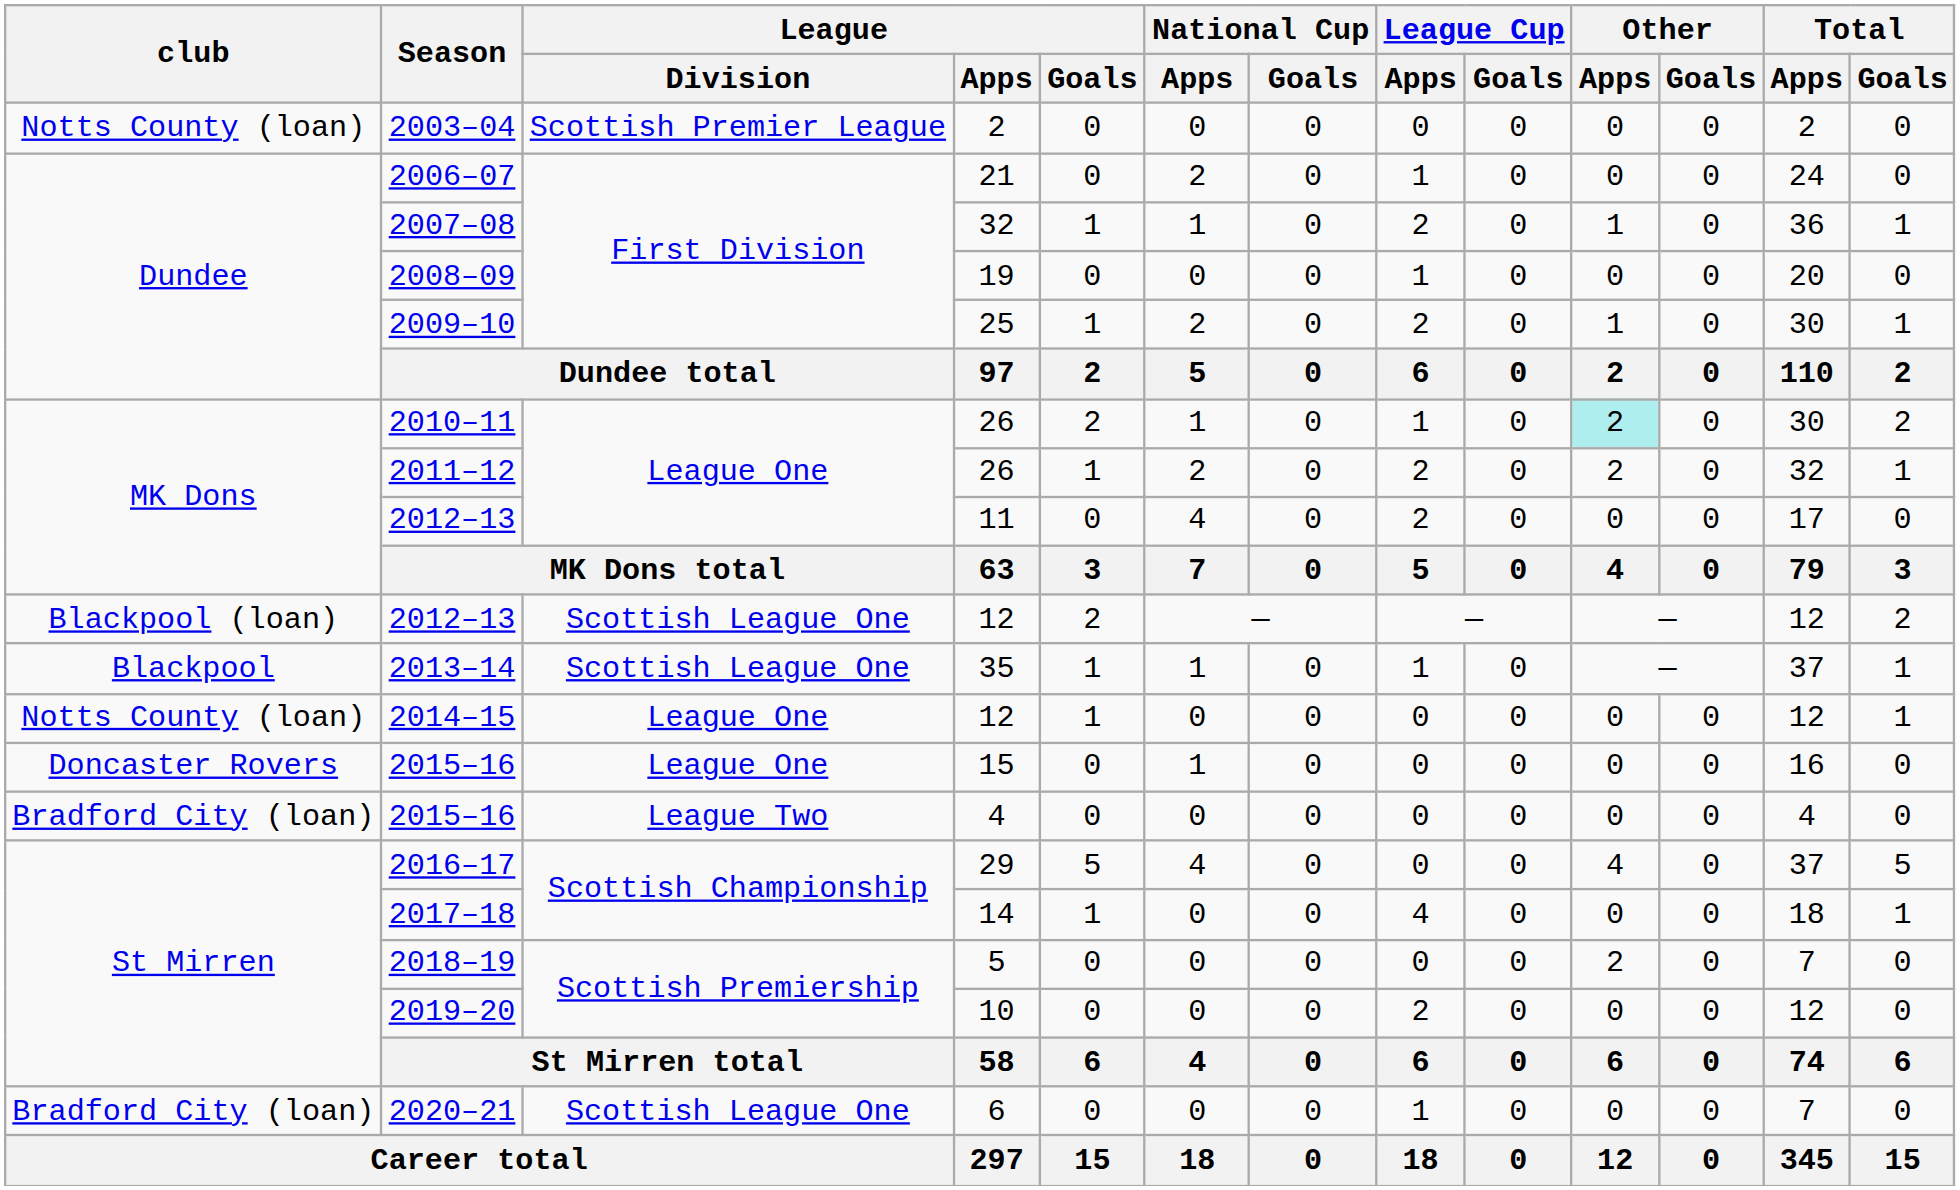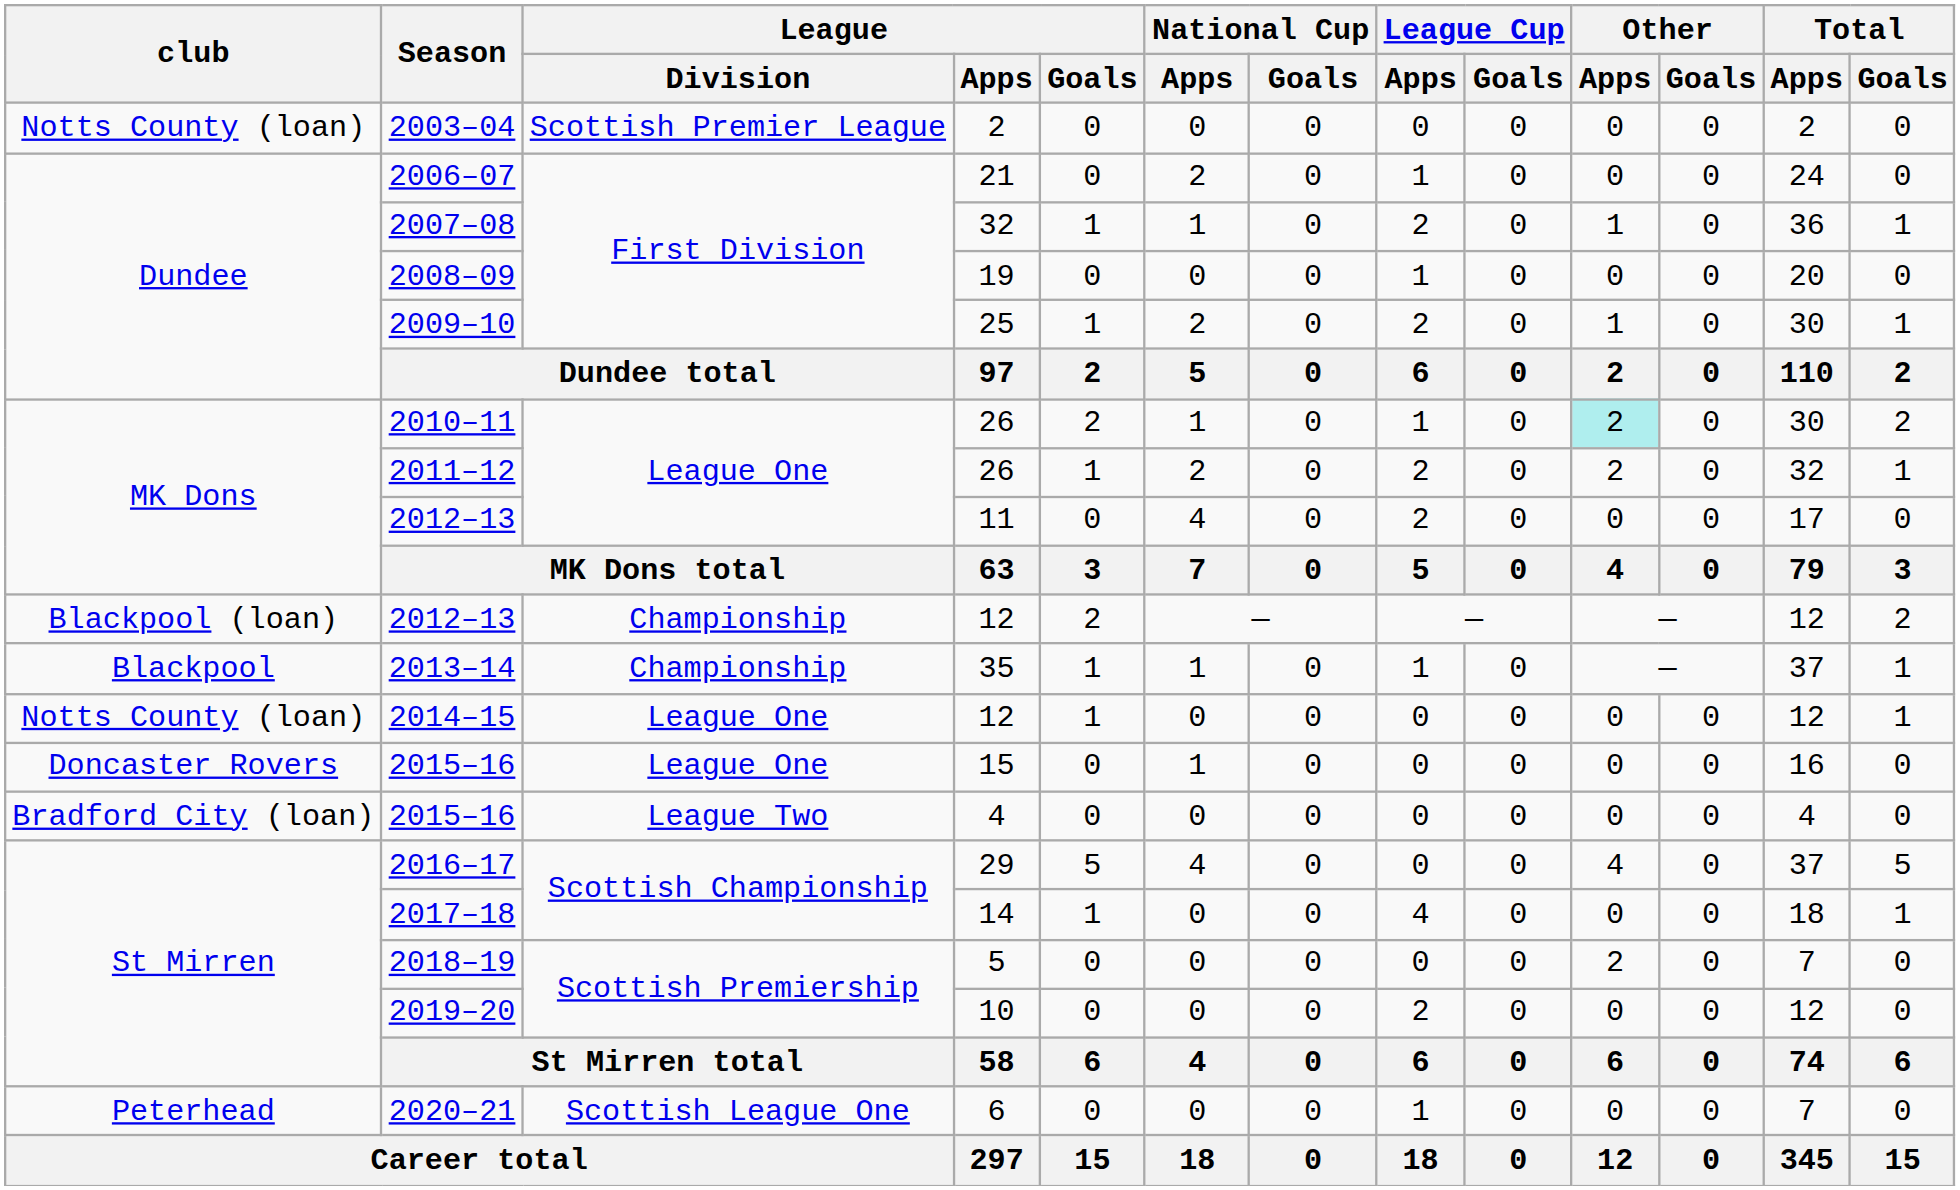(738, 620) Scottish League One -> (738, 620) Championship
(738, 669) Scottish League One -> (738, 669) Championship
(193, 1111) Bradford City (loan) -> (193, 1111) Peterhead
